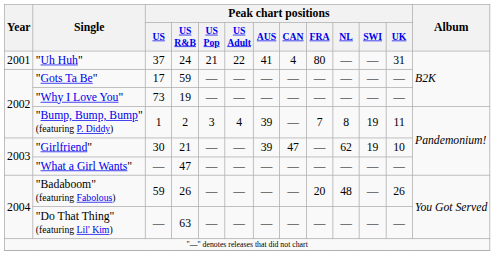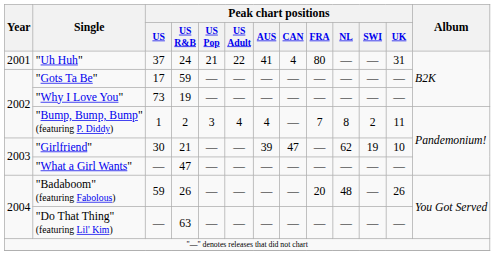(267, 122) 39 -> (267, 122) 4
(373, 122) 19 -> (373, 122) 2
